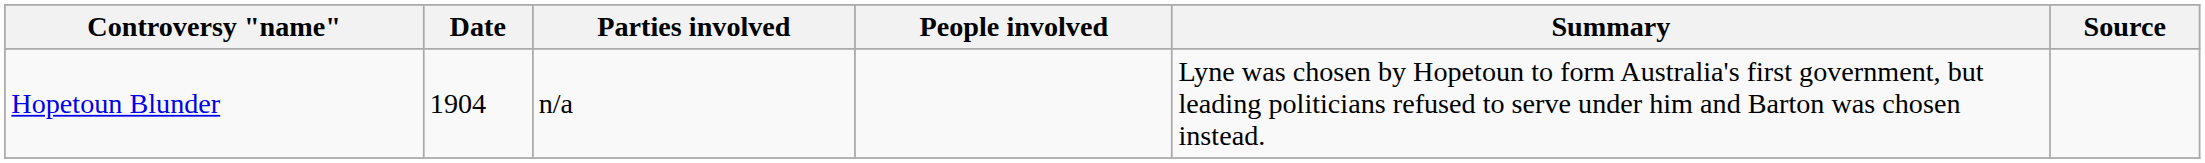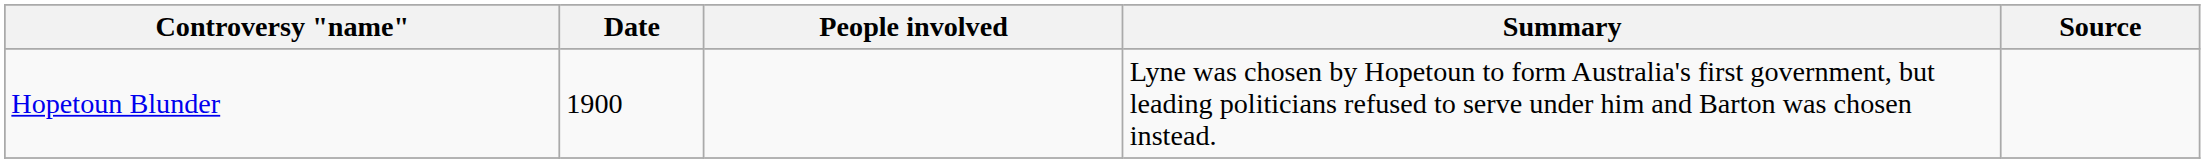- column: (694, 26)
(458, 103) 1904 -> (594, 103) 1900
